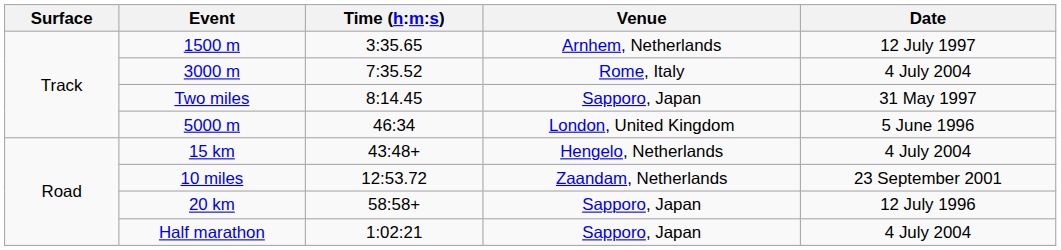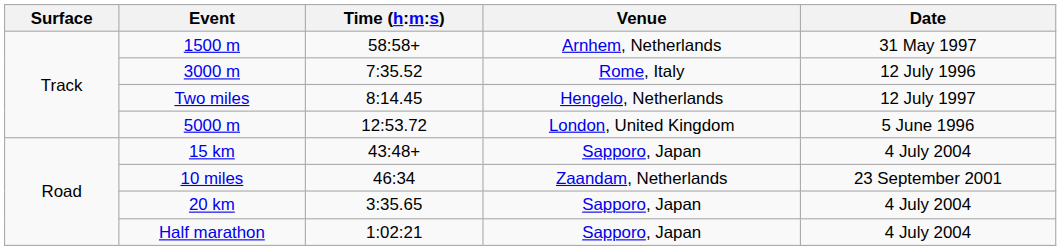(394, 45) 3:35.65 -> (394, 45) 58:58+
(928, 45) 12 July 1997 -> (928, 45) 31 May 1997
(928, 72) 4 July 2004 -> (928, 72) 12 July 1996
(642, 98) Sapporo, Japan -> (642, 98) Hengelo, Netherlands
(928, 98) 31 May 1997 -> (928, 98) 12 July 1997
(394, 125) 46:34 -> (394, 125) 12:53.72
(642, 152) Hengelo, Netherlands -> (642, 152) Sapporo, Japan
(394, 178) 12:53.72 -> (394, 178) 46:34
(394, 205) 58:58+ -> (394, 205) 3:35.65
(928, 205) 12 July 1996 -> (928, 205) 4 July 2004
